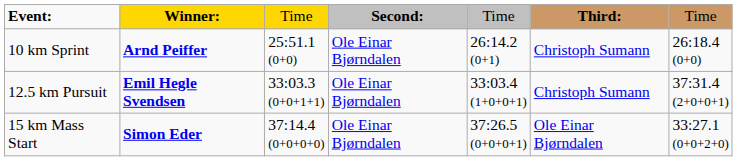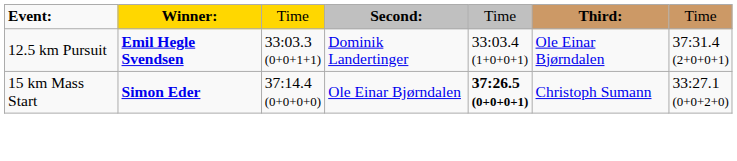- row: (49, 50)
(366, 92) Ole Einar Bjørndalen -> (368, 50) Dominik Landertinger
(592, 92) Christoph Sumann -> (570, 50) Ole Einar Bjørndalen
(499, 134) normal -> (500, 92) bold
(568, 134) Ole Einar Bjørndalen -> (594, 92) Christoph Sumann
